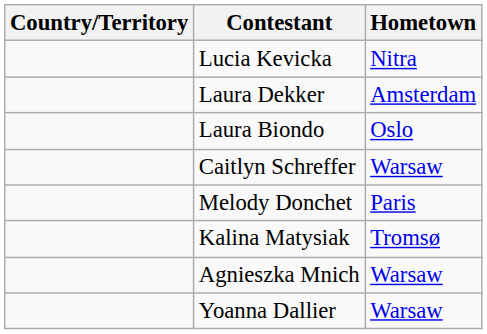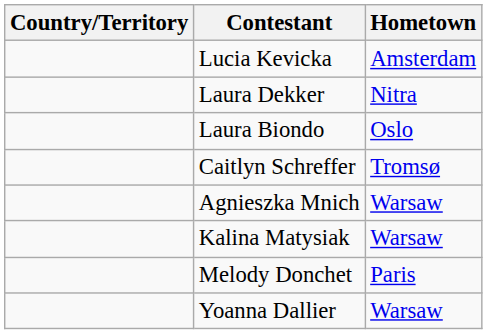(394, 58) Nitra -> (423, 58) Amsterdam
(423, 94) Amsterdam -> (394, 94) Nitra
(406, 166) Warsaw -> (405, 166) Tromsø
rows swapped: (279, 274) <-> (275, 202)
(405, 238) Tromsø -> (406, 238) Warsaw
